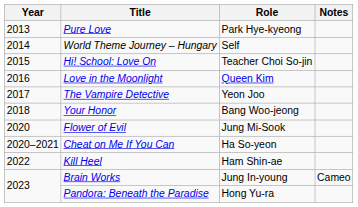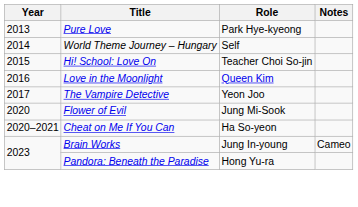- row: (90, 111)
- row: (83, 161)
